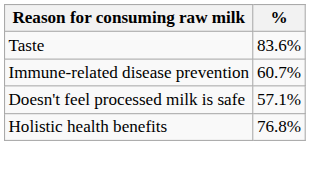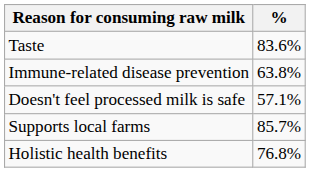(279, 72) 60.7% -> (279, 72) 63.8%
+ row: (79, 126)
